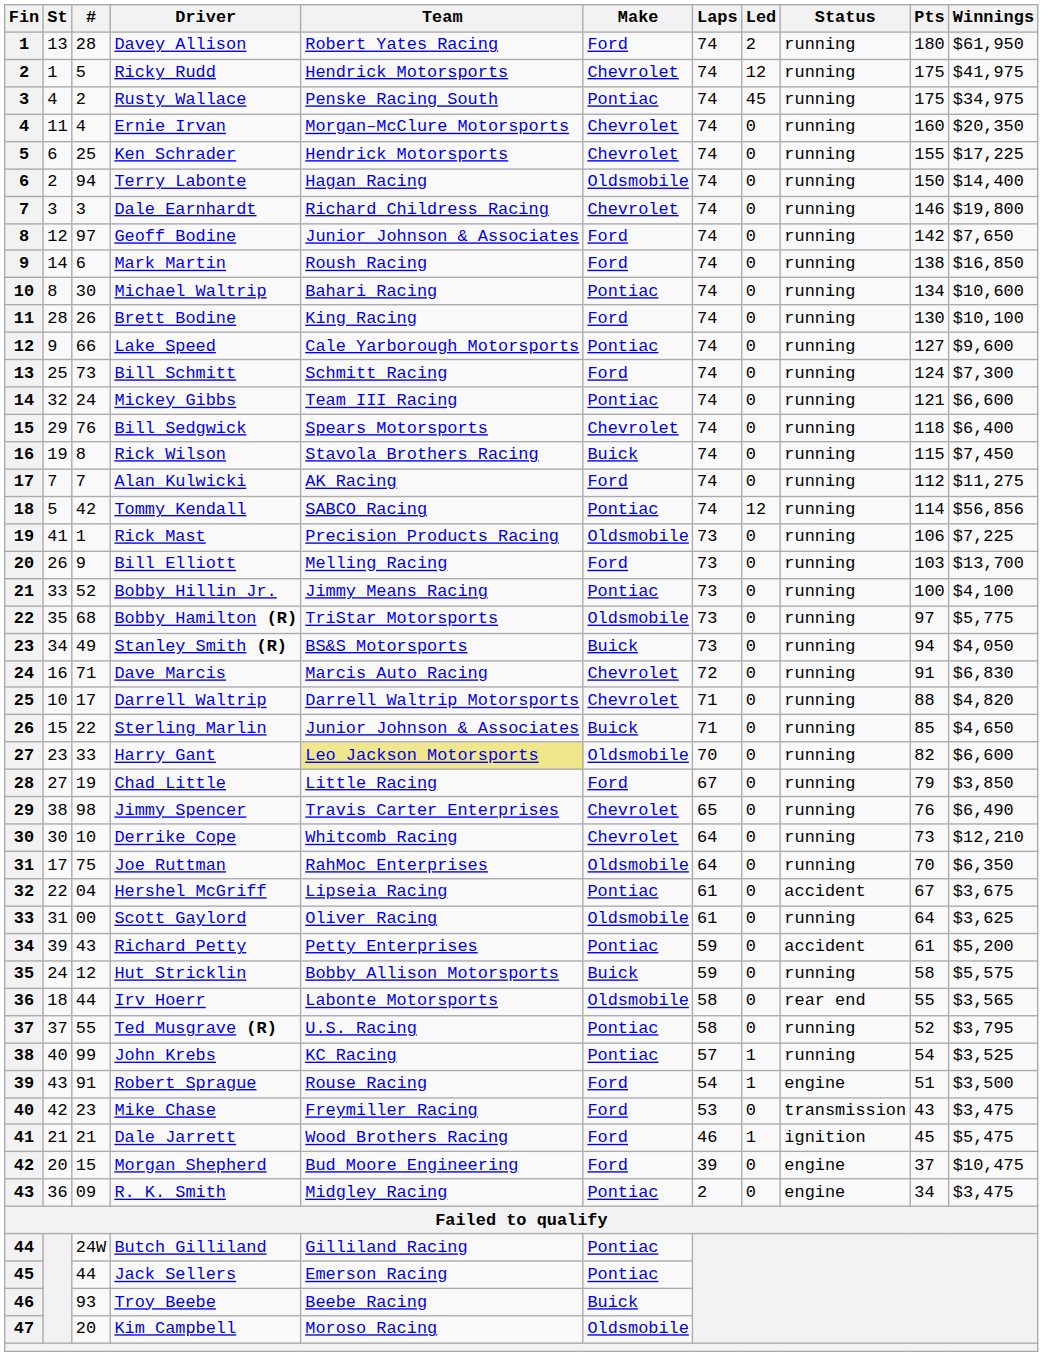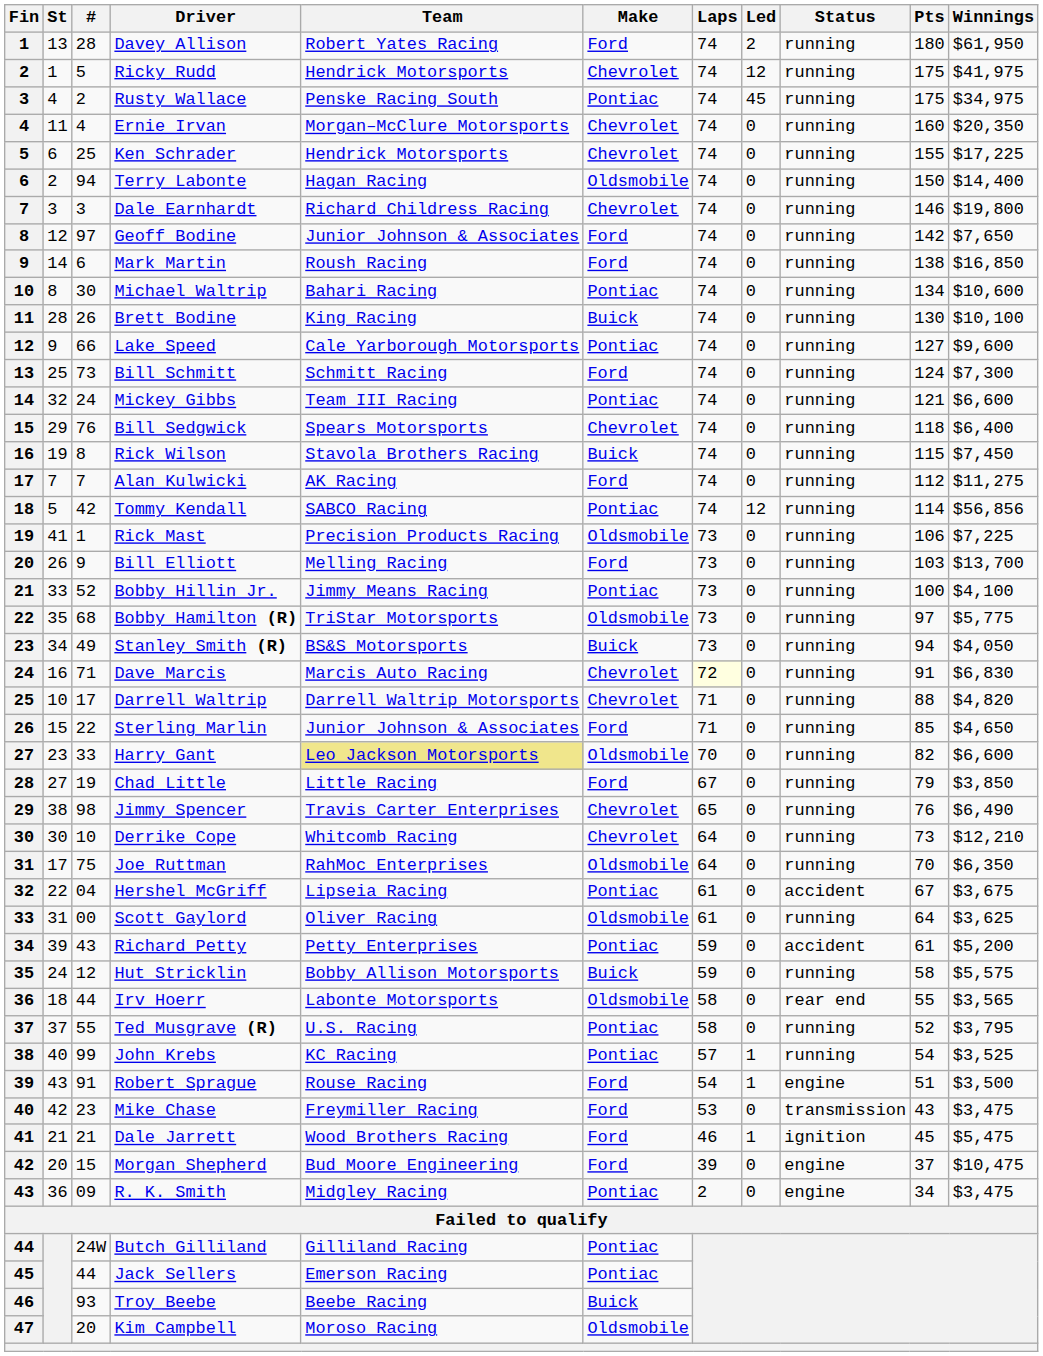(608, 319) Ford -> (613, 319) Buick
(707, 674) no background -> (707, 674) lightyellow background
(613, 729) Buick -> (608, 729) Ford
